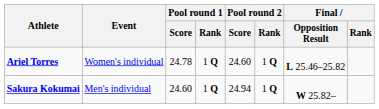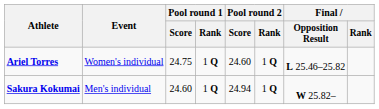(181, 61) 24.78 -> (181, 61) 24.75
